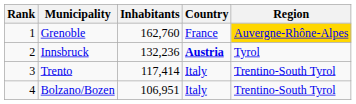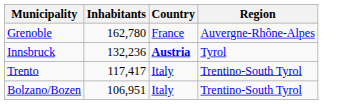- column: (21, 14)
(160, 33) 162,760 -> (127, 33) 162,780
(291, 33) gold background -> (258, 33) no background
(160, 71) 117,414 -> (127, 71) 117,417
